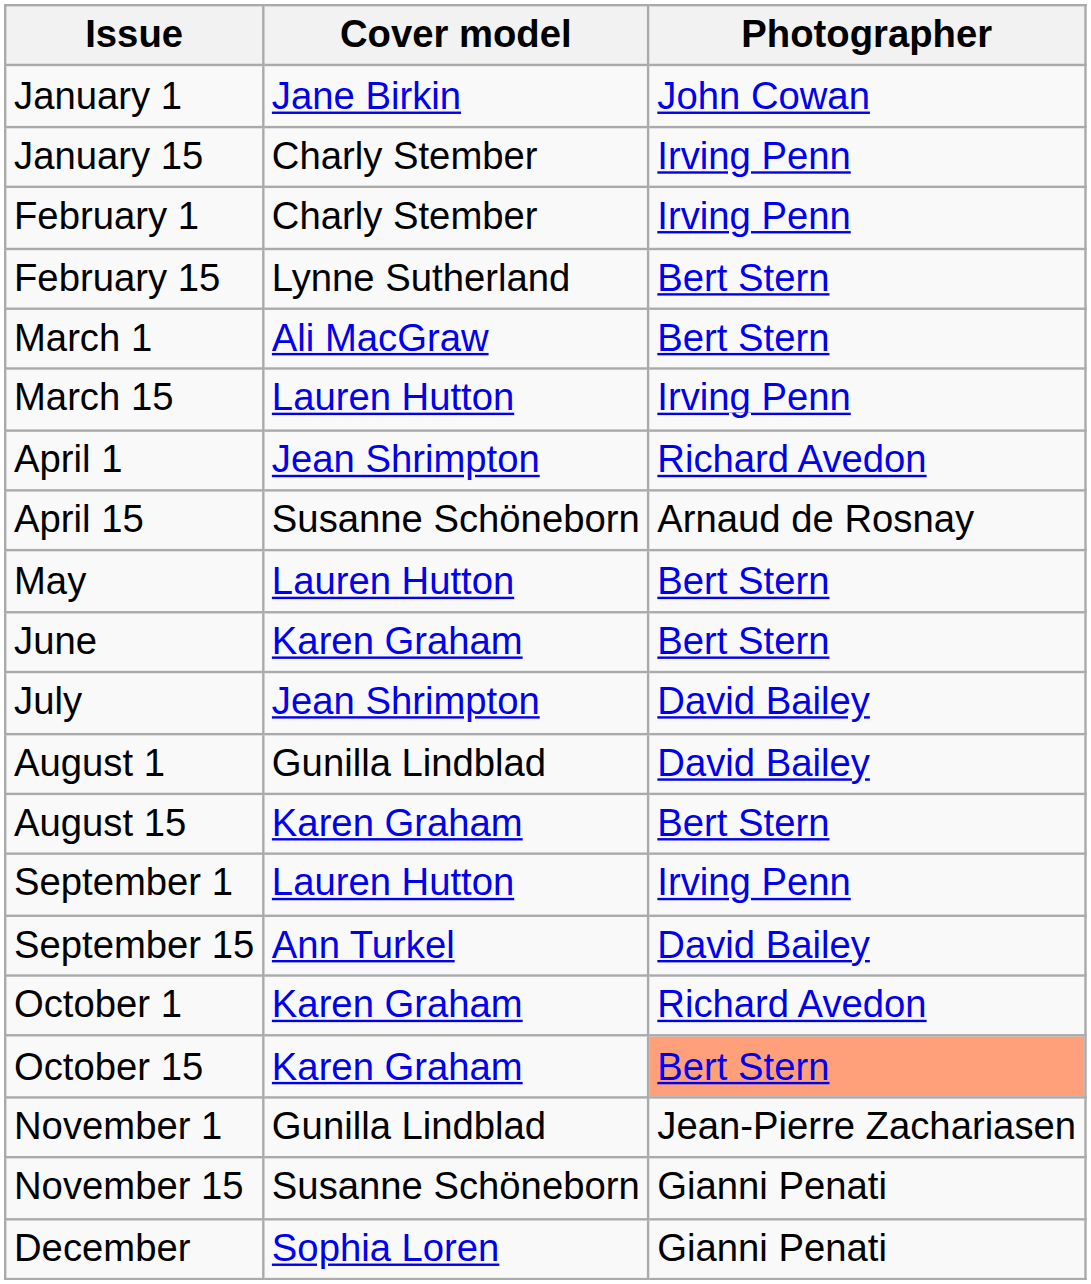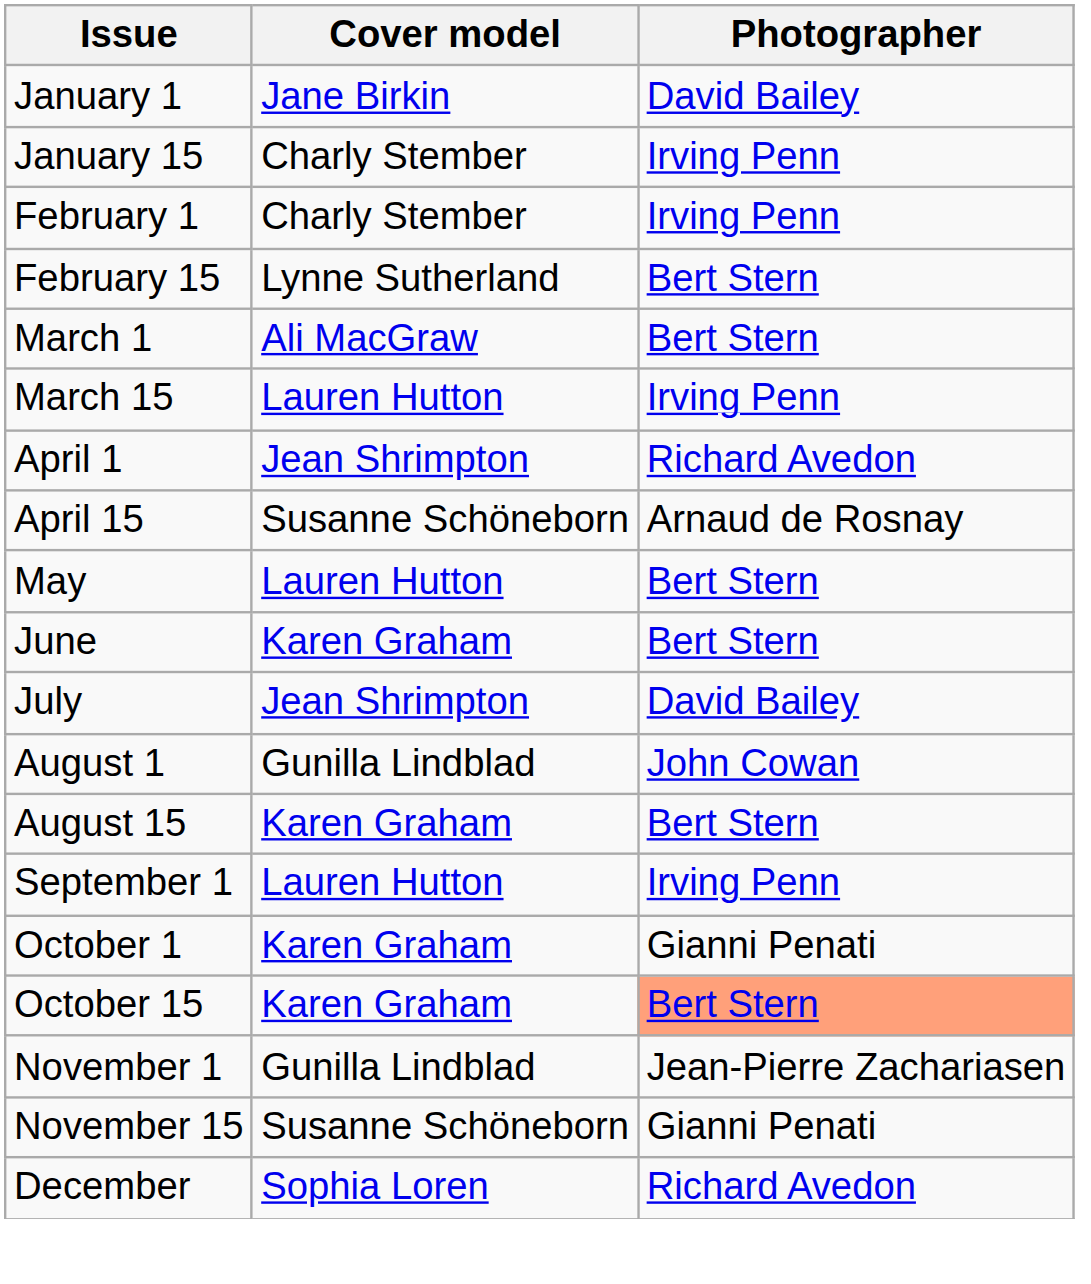(764, 95) John Cowan -> (753, 95) David Bailey
(764, 762) David Bailey -> (753, 762) John Cowan
- row: (134, 944)
(792, 1005) Richard Avedon -> (761, 944) Gianni Penati
(772, 1247) Gianni Penati -> (781, 1187) Richard Avedon
